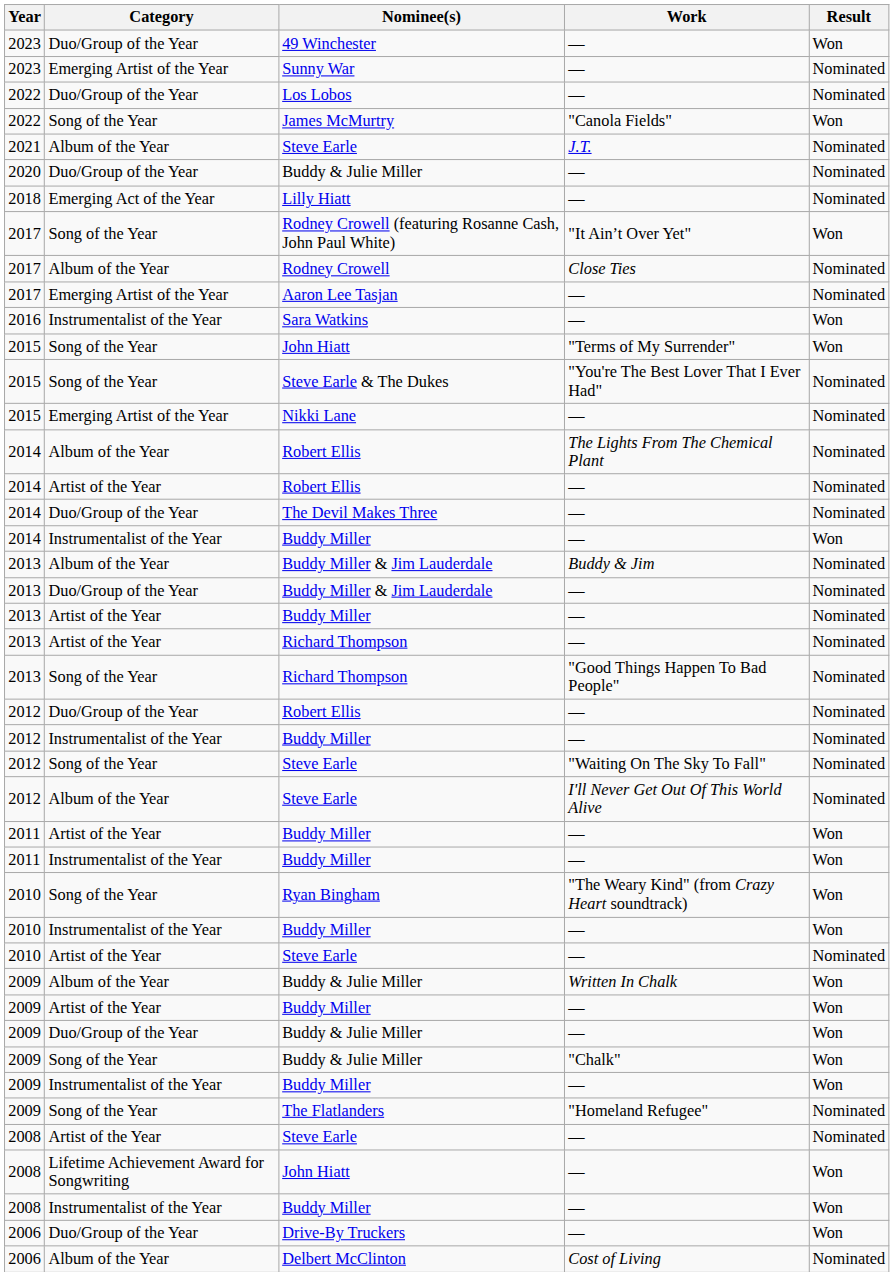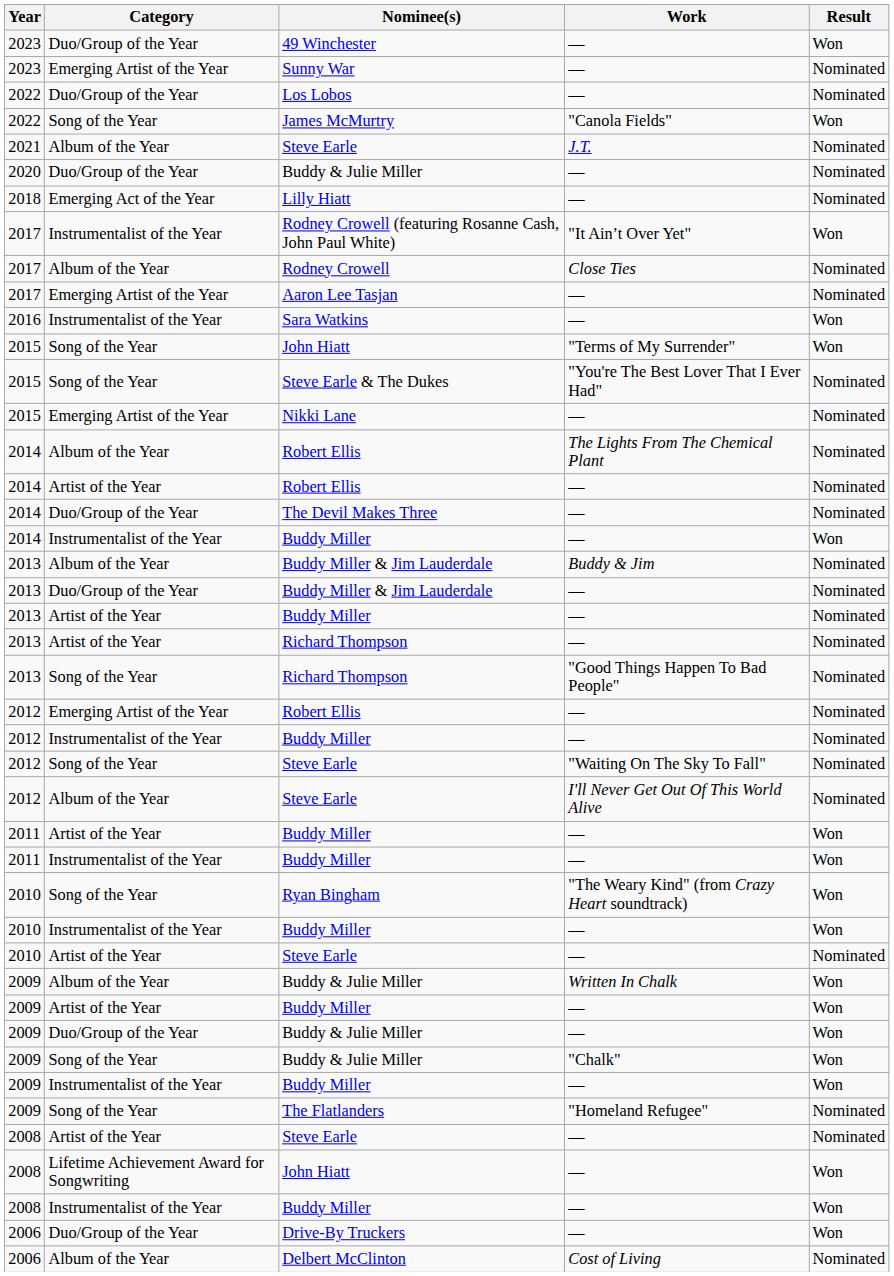(103, 233) Song of the Year -> (135, 233) Instrumentalist of the Year
(123, 712) Duo/Group of the Year -> (138, 712) Emerging Artist of the Year
